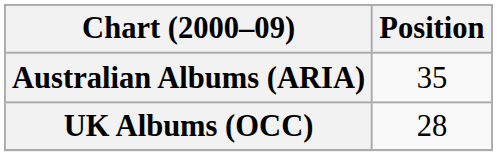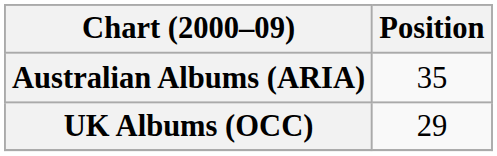(432, 125) 28 -> (432, 125) 29
